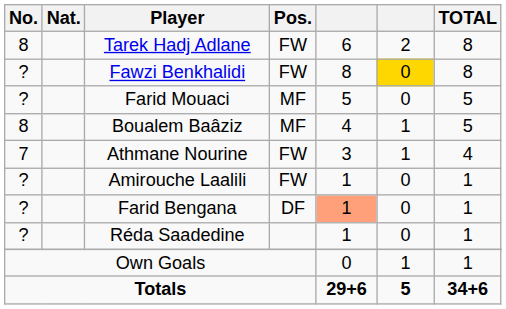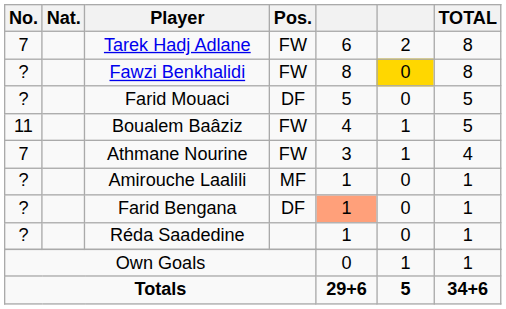(24, 44) 8 -> (24, 44) 7
(293, 99) MF -> (293, 99) DF
(24, 126) 8 -> (24, 126) 11
(293, 126) MF -> (293, 126) FW
(293, 180) FW -> (293, 180) MF
